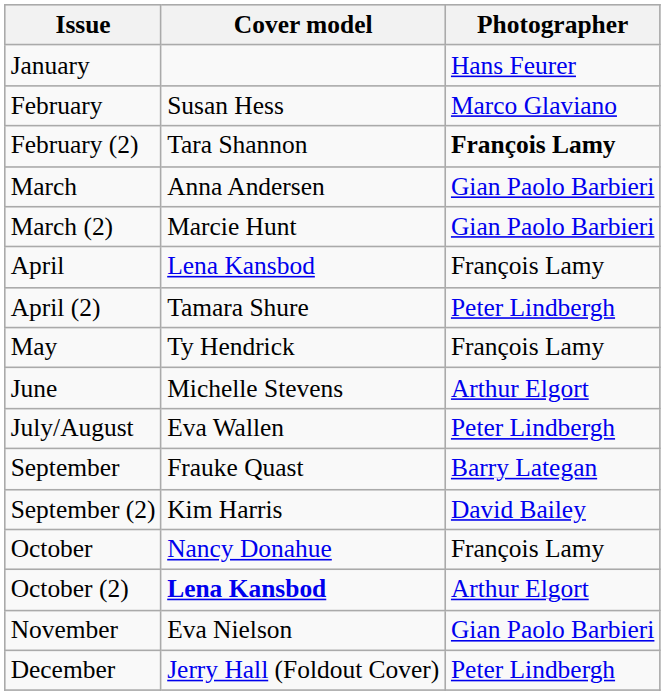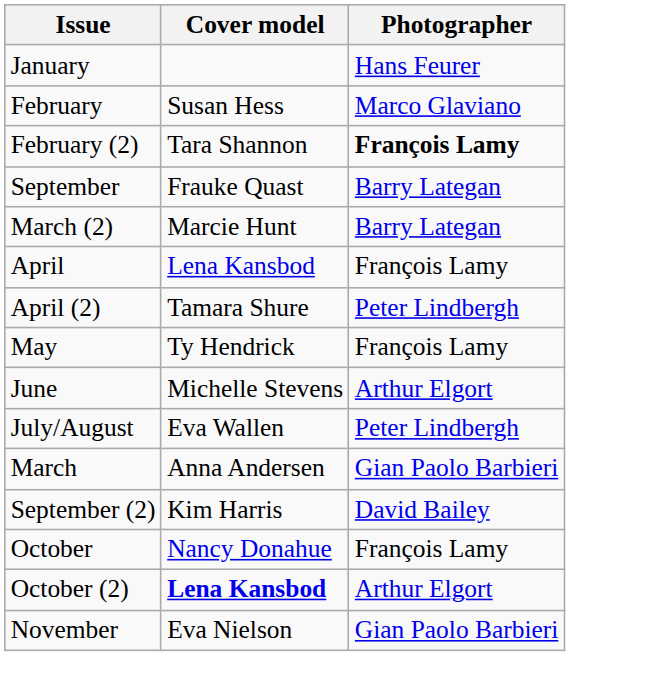rows swapped: (44, 186) <-> (65, 468)
(553, 226) Gian Paolo Barbieri -> (428, 226) Barry Lategan
- row: (63, 670)
